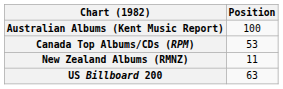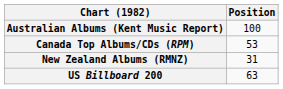(252, 60) 11 -> (252, 60) 31
